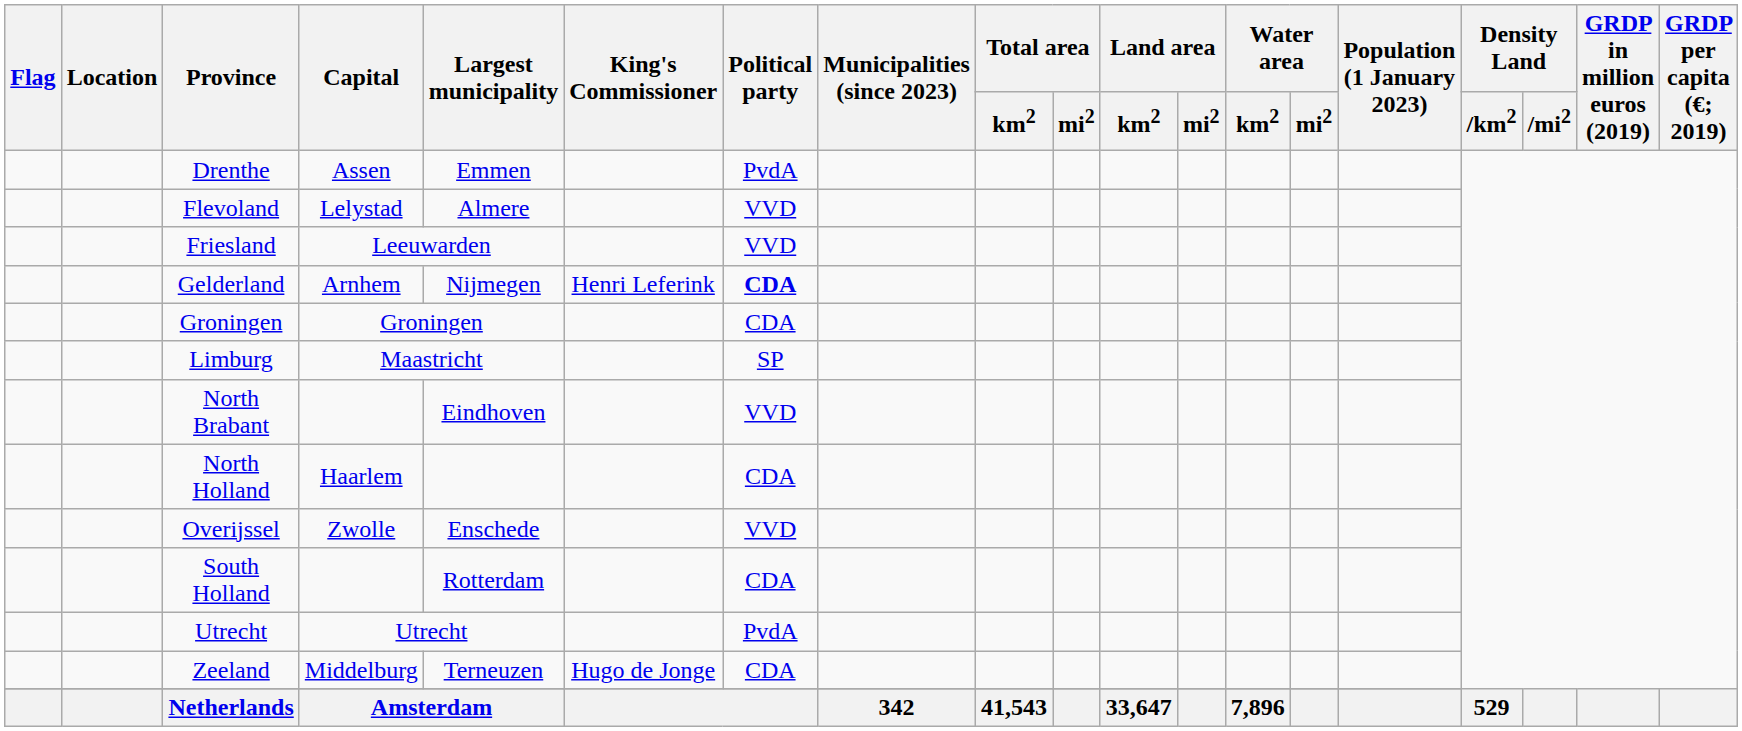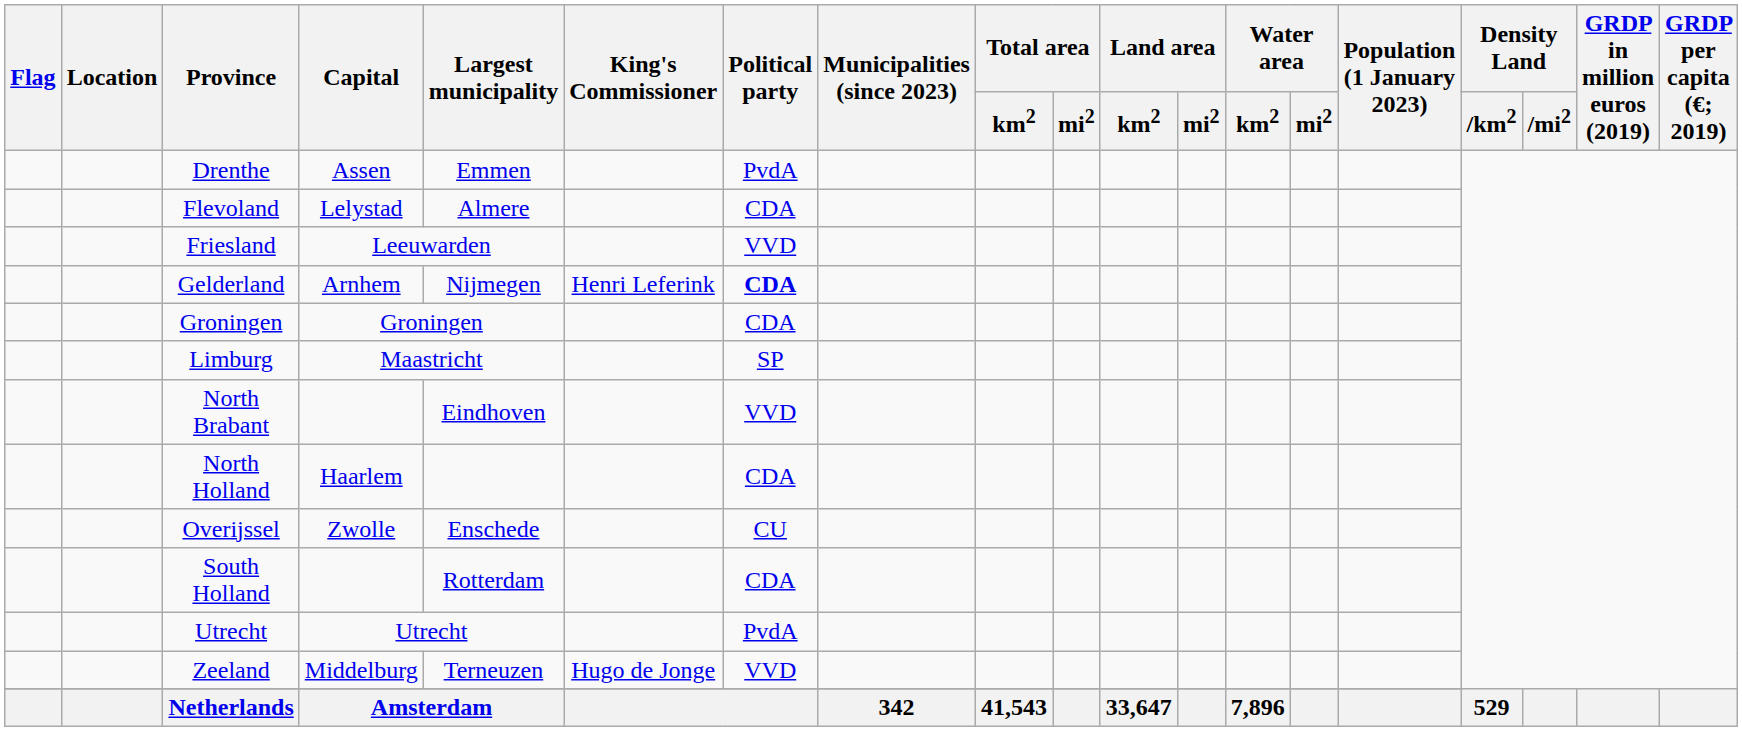(770, 207) VVD -> (770, 207) CDA
(770, 528) VVD -> (770, 528) CU
(770, 669) CDA -> (770, 669) VVD
